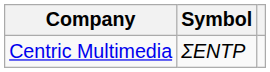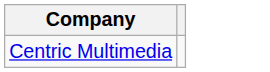- column: (217, 20)
